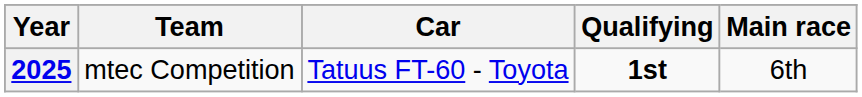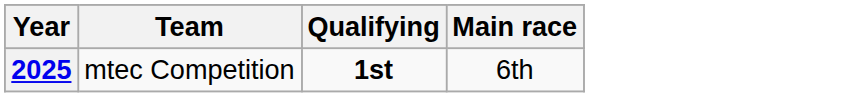- column: (438, 27)
